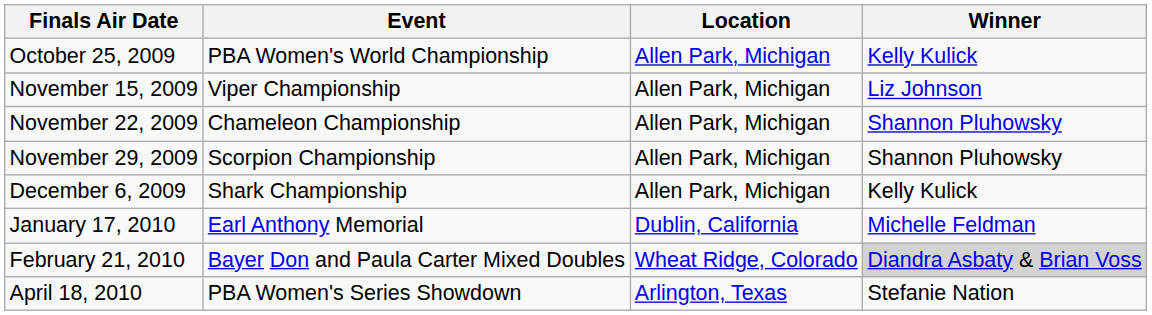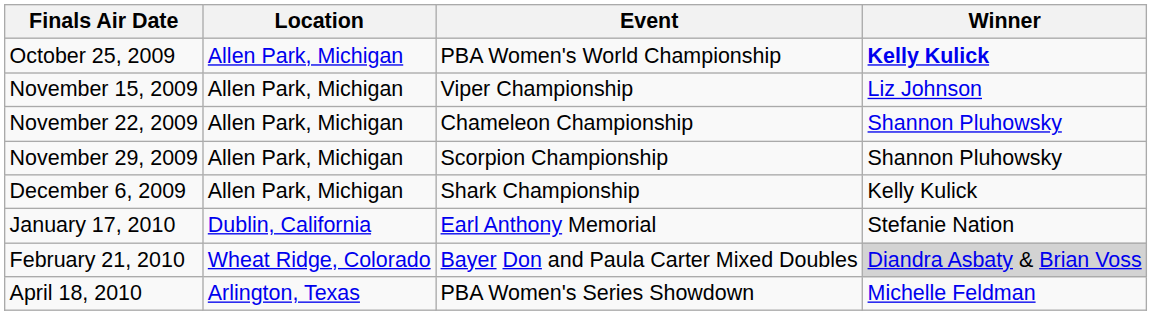columns swapped: (416, 21) <-> (746, 21)
(922, 55) normal -> (928, 55) bold
(952, 225) Michelle Feldman -> (941, 225) Stefanie Nation
(941, 293) Stefanie Nation -> (952, 293) Michelle Feldman
